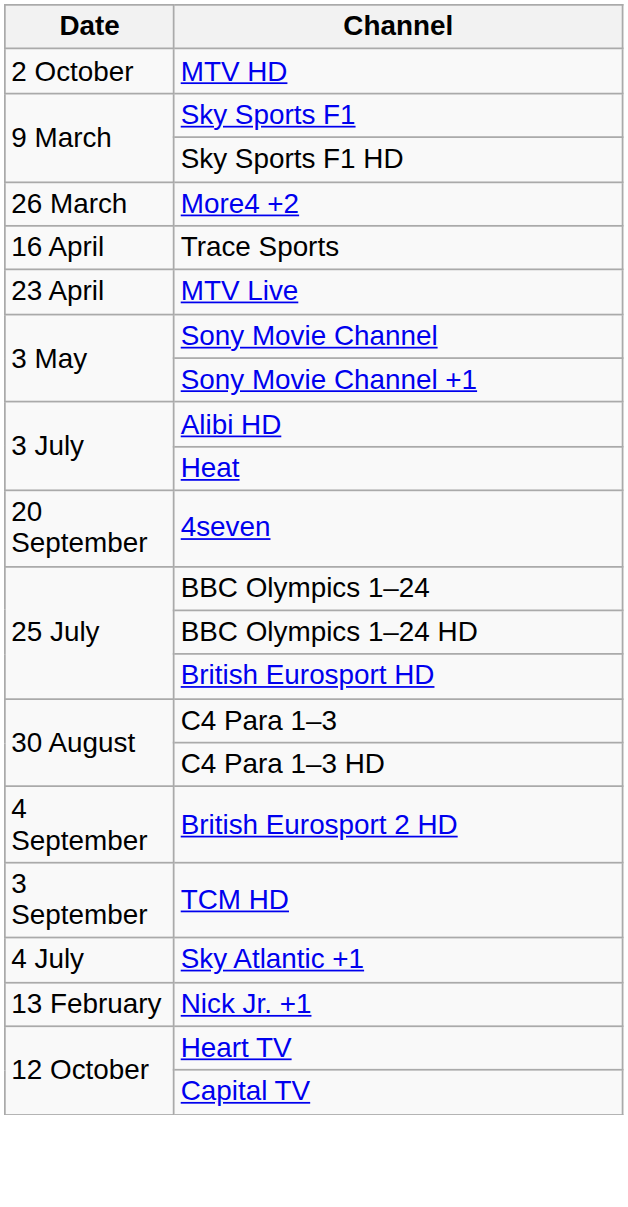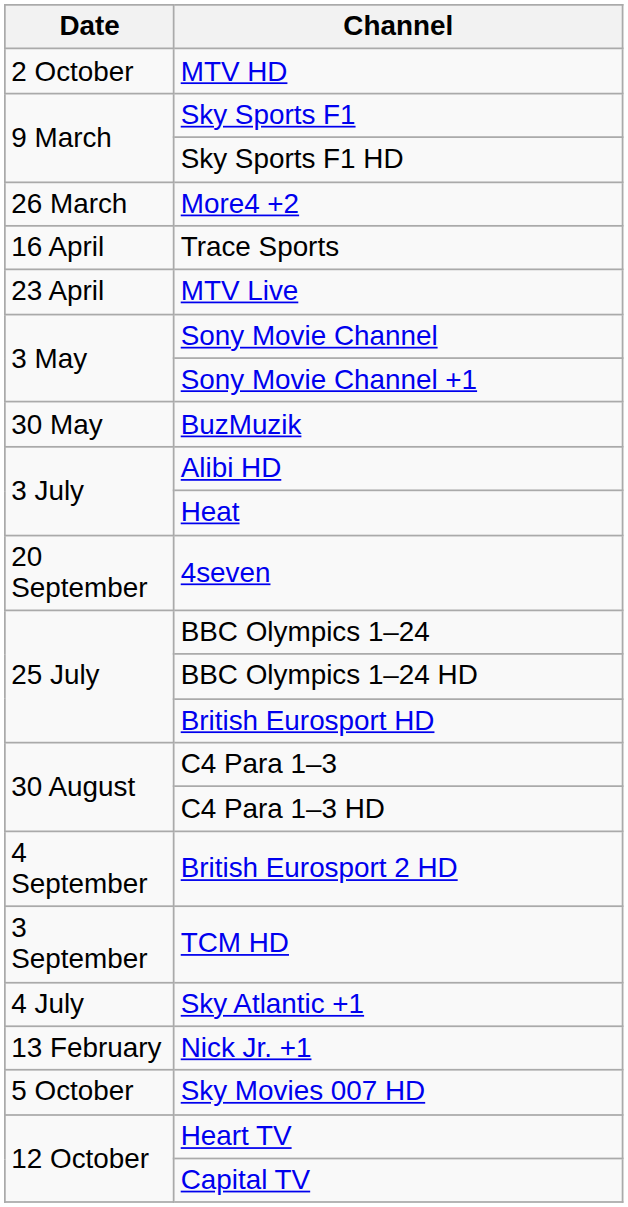+ row: (241, 423)
+ row: (303, 1091)
